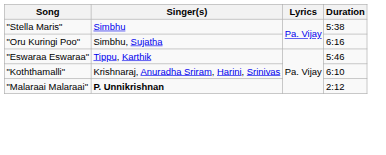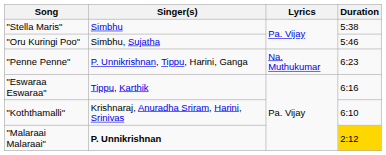(335, 42) 6:16 -> (349, 42) 5:46
+ row: (38, 62)
(335, 57) 5:46 -> (349, 87) 6:16
(335, 87) no background -> (349, 138) gold background
